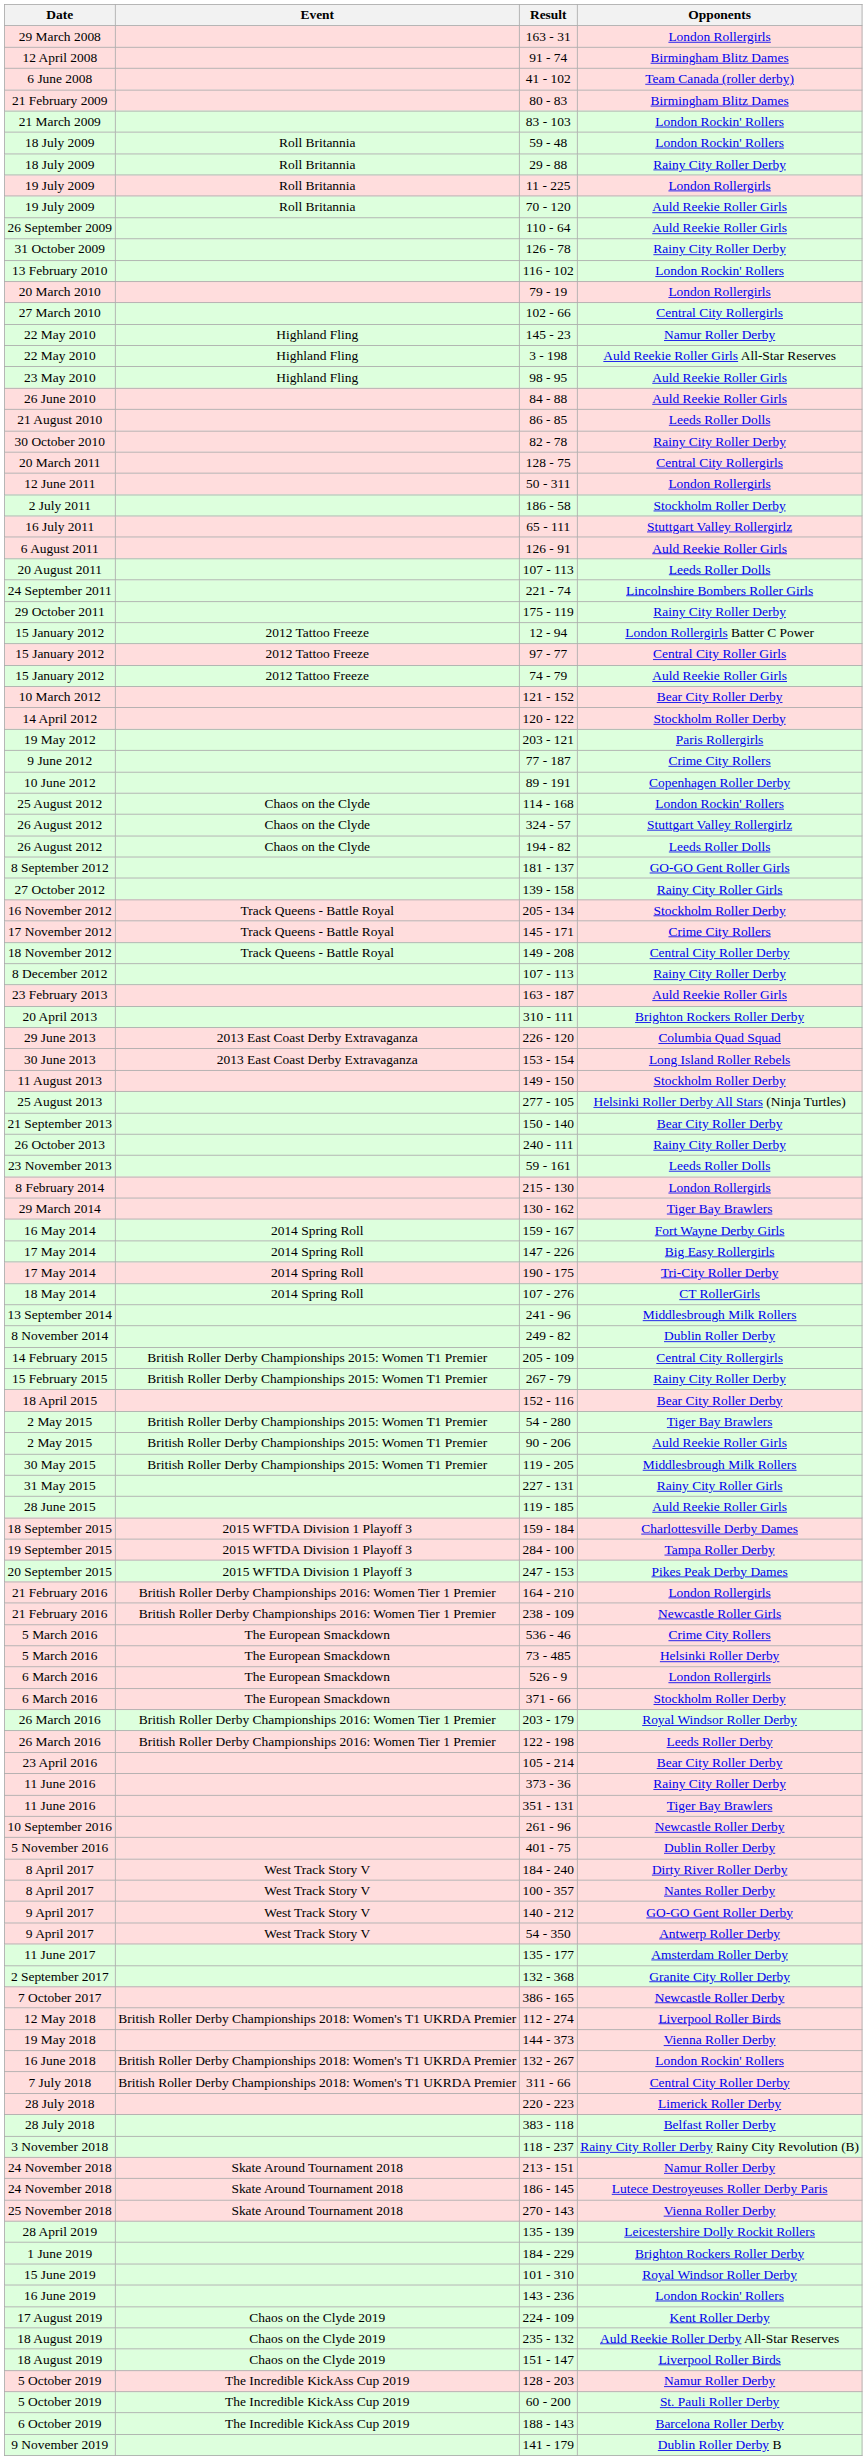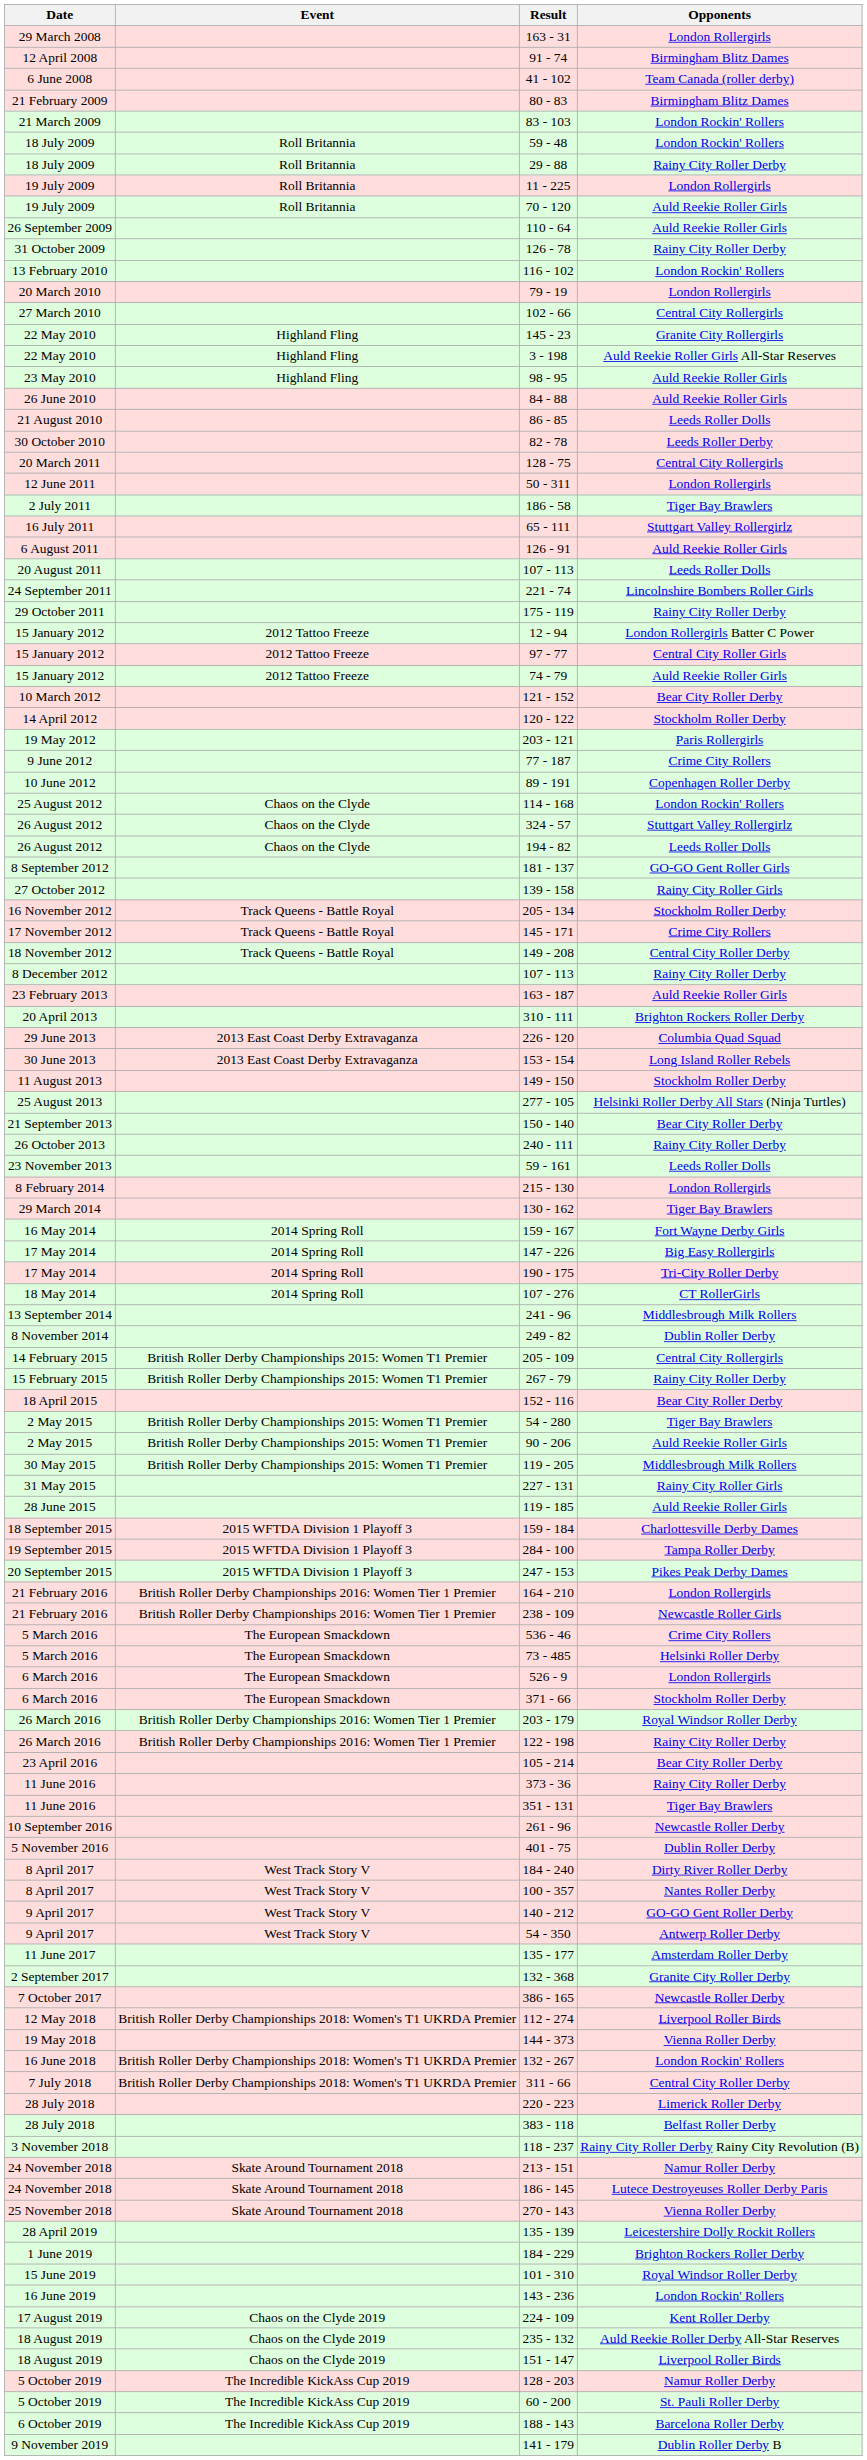(720, 334) Namur Roller Derby -> (720, 334) Granite City Rollergirls
(720, 441) Rainy City Roller Derby -> (720, 441) Leeds Roller Derby
(720, 505) Stockholm Roller Derby -> (720, 505) Tiger Bay Brawlers
(720, 1741) Leeds Roller Derby -> (720, 1741) Rainy City Roller Derby
